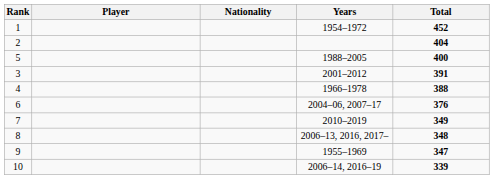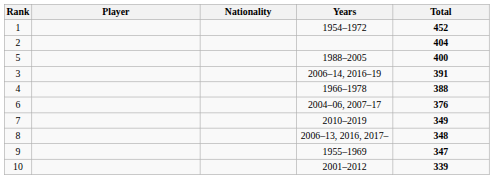(345, 74) 2001–2012 -> (345, 74) 2006–14, 2016–19
(345, 167) 2006–14, 2016–19 -> (345, 167) 2001–2012
